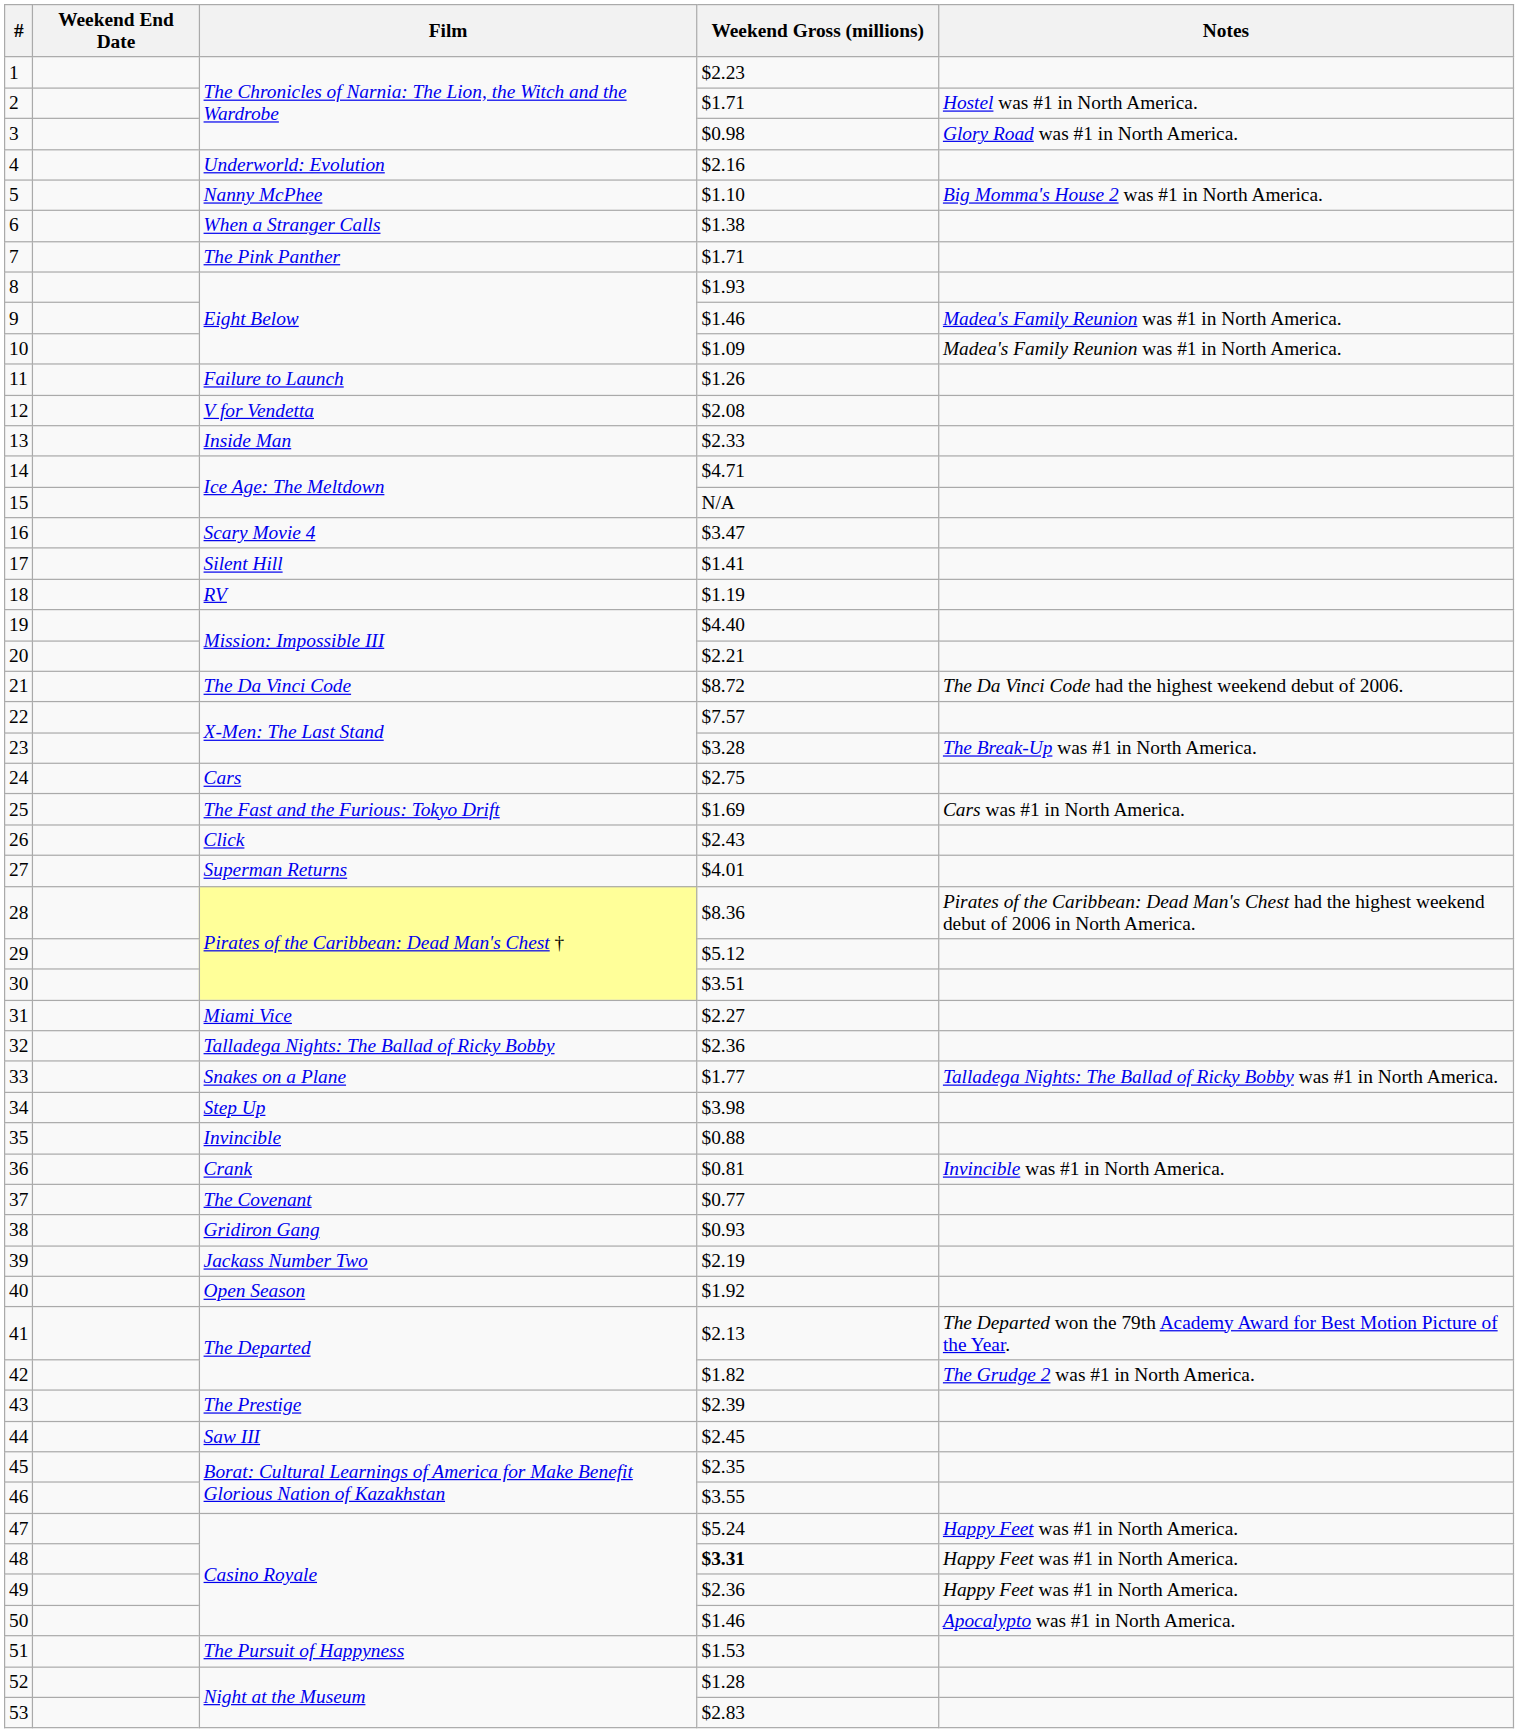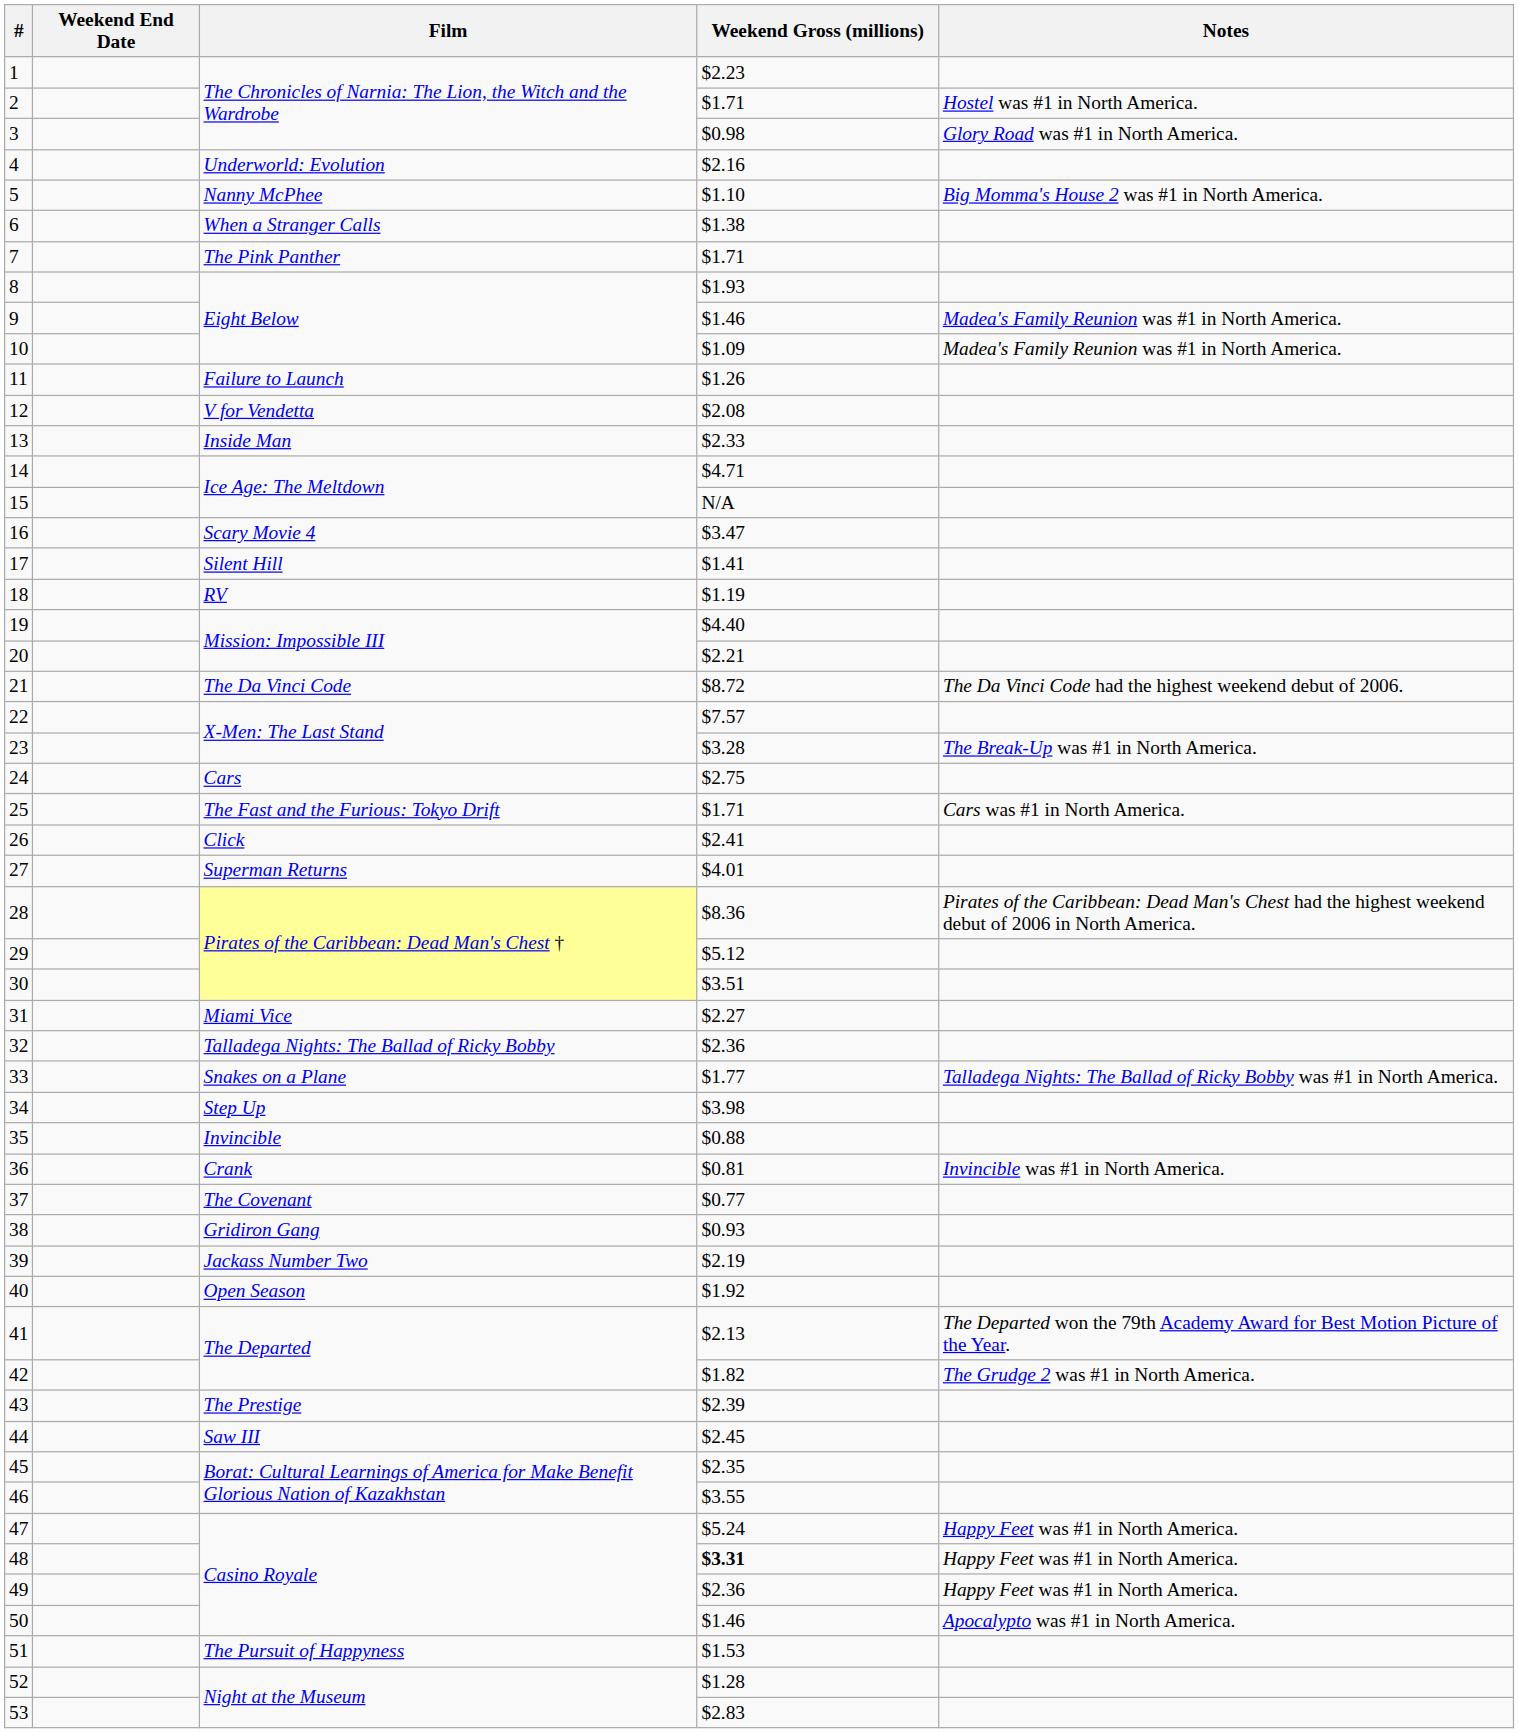(723, 809) $1.69 -> (723, 809) $1.71
(723, 839) $2.43 -> (723, 839) $2.41
